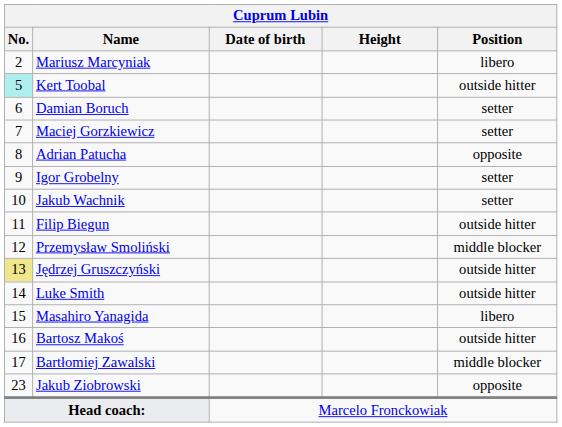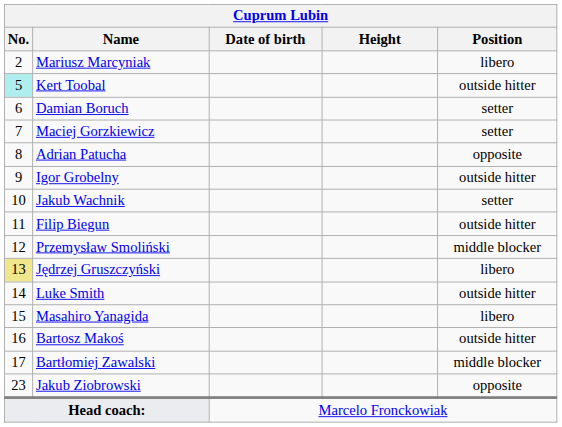(497, 177) setter -> (497, 177) outside hitter
(497, 270) outside hitter -> (497, 270) libero
